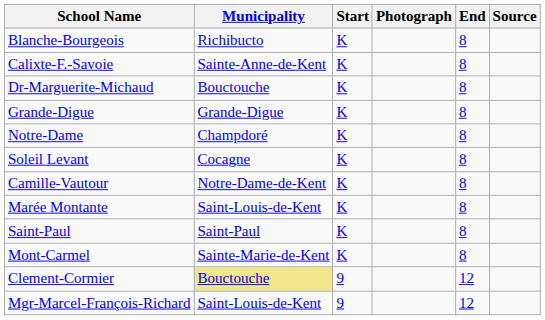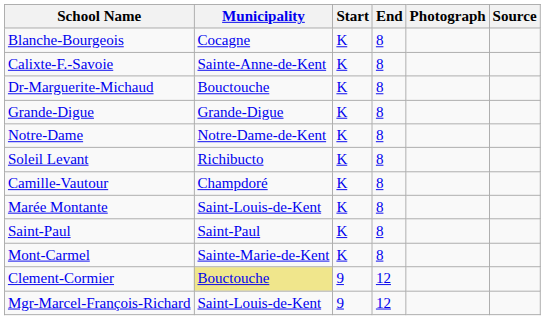columns swapped: (472, 16) <-> (414, 16)
(230, 40) Richibucto -> (224, 40) Cocagne
(233, 135) Champdoré -> (262, 135) Notre-Dame-de-Kent
(224, 159) Cocagne -> (230, 159) Richibucto
(262, 183) Notre-Dame-de-Kent -> (233, 183) Champdoré
